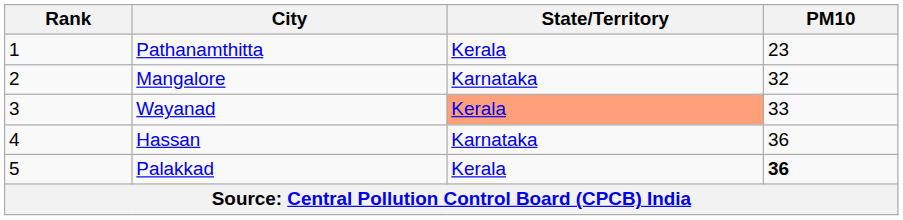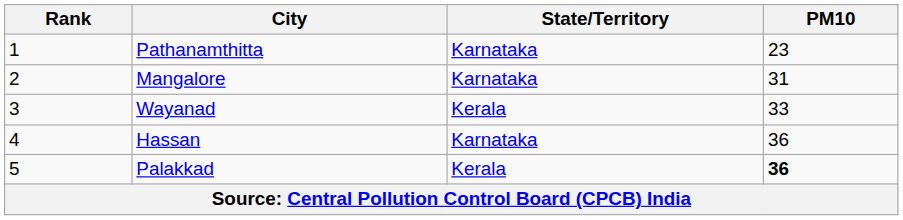(479, 49) Kerala -> (494, 49) Karnataka
(778, 79) 32 -> (778, 79) 31
(479, 109) lightsalmon background -> (479, 109) no background
